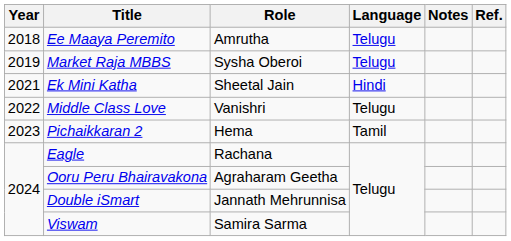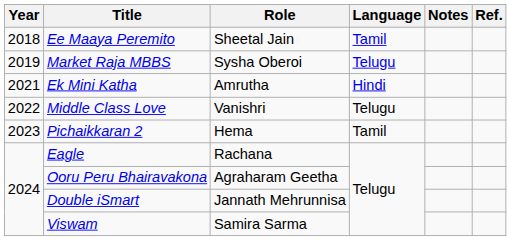(241, 39) Amrutha -> (254, 39) Sheetal Jain
(374, 39) Telugu -> (370, 39) Tamil
(254, 85) Sheetal Jain -> (241, 85) Amrutha
